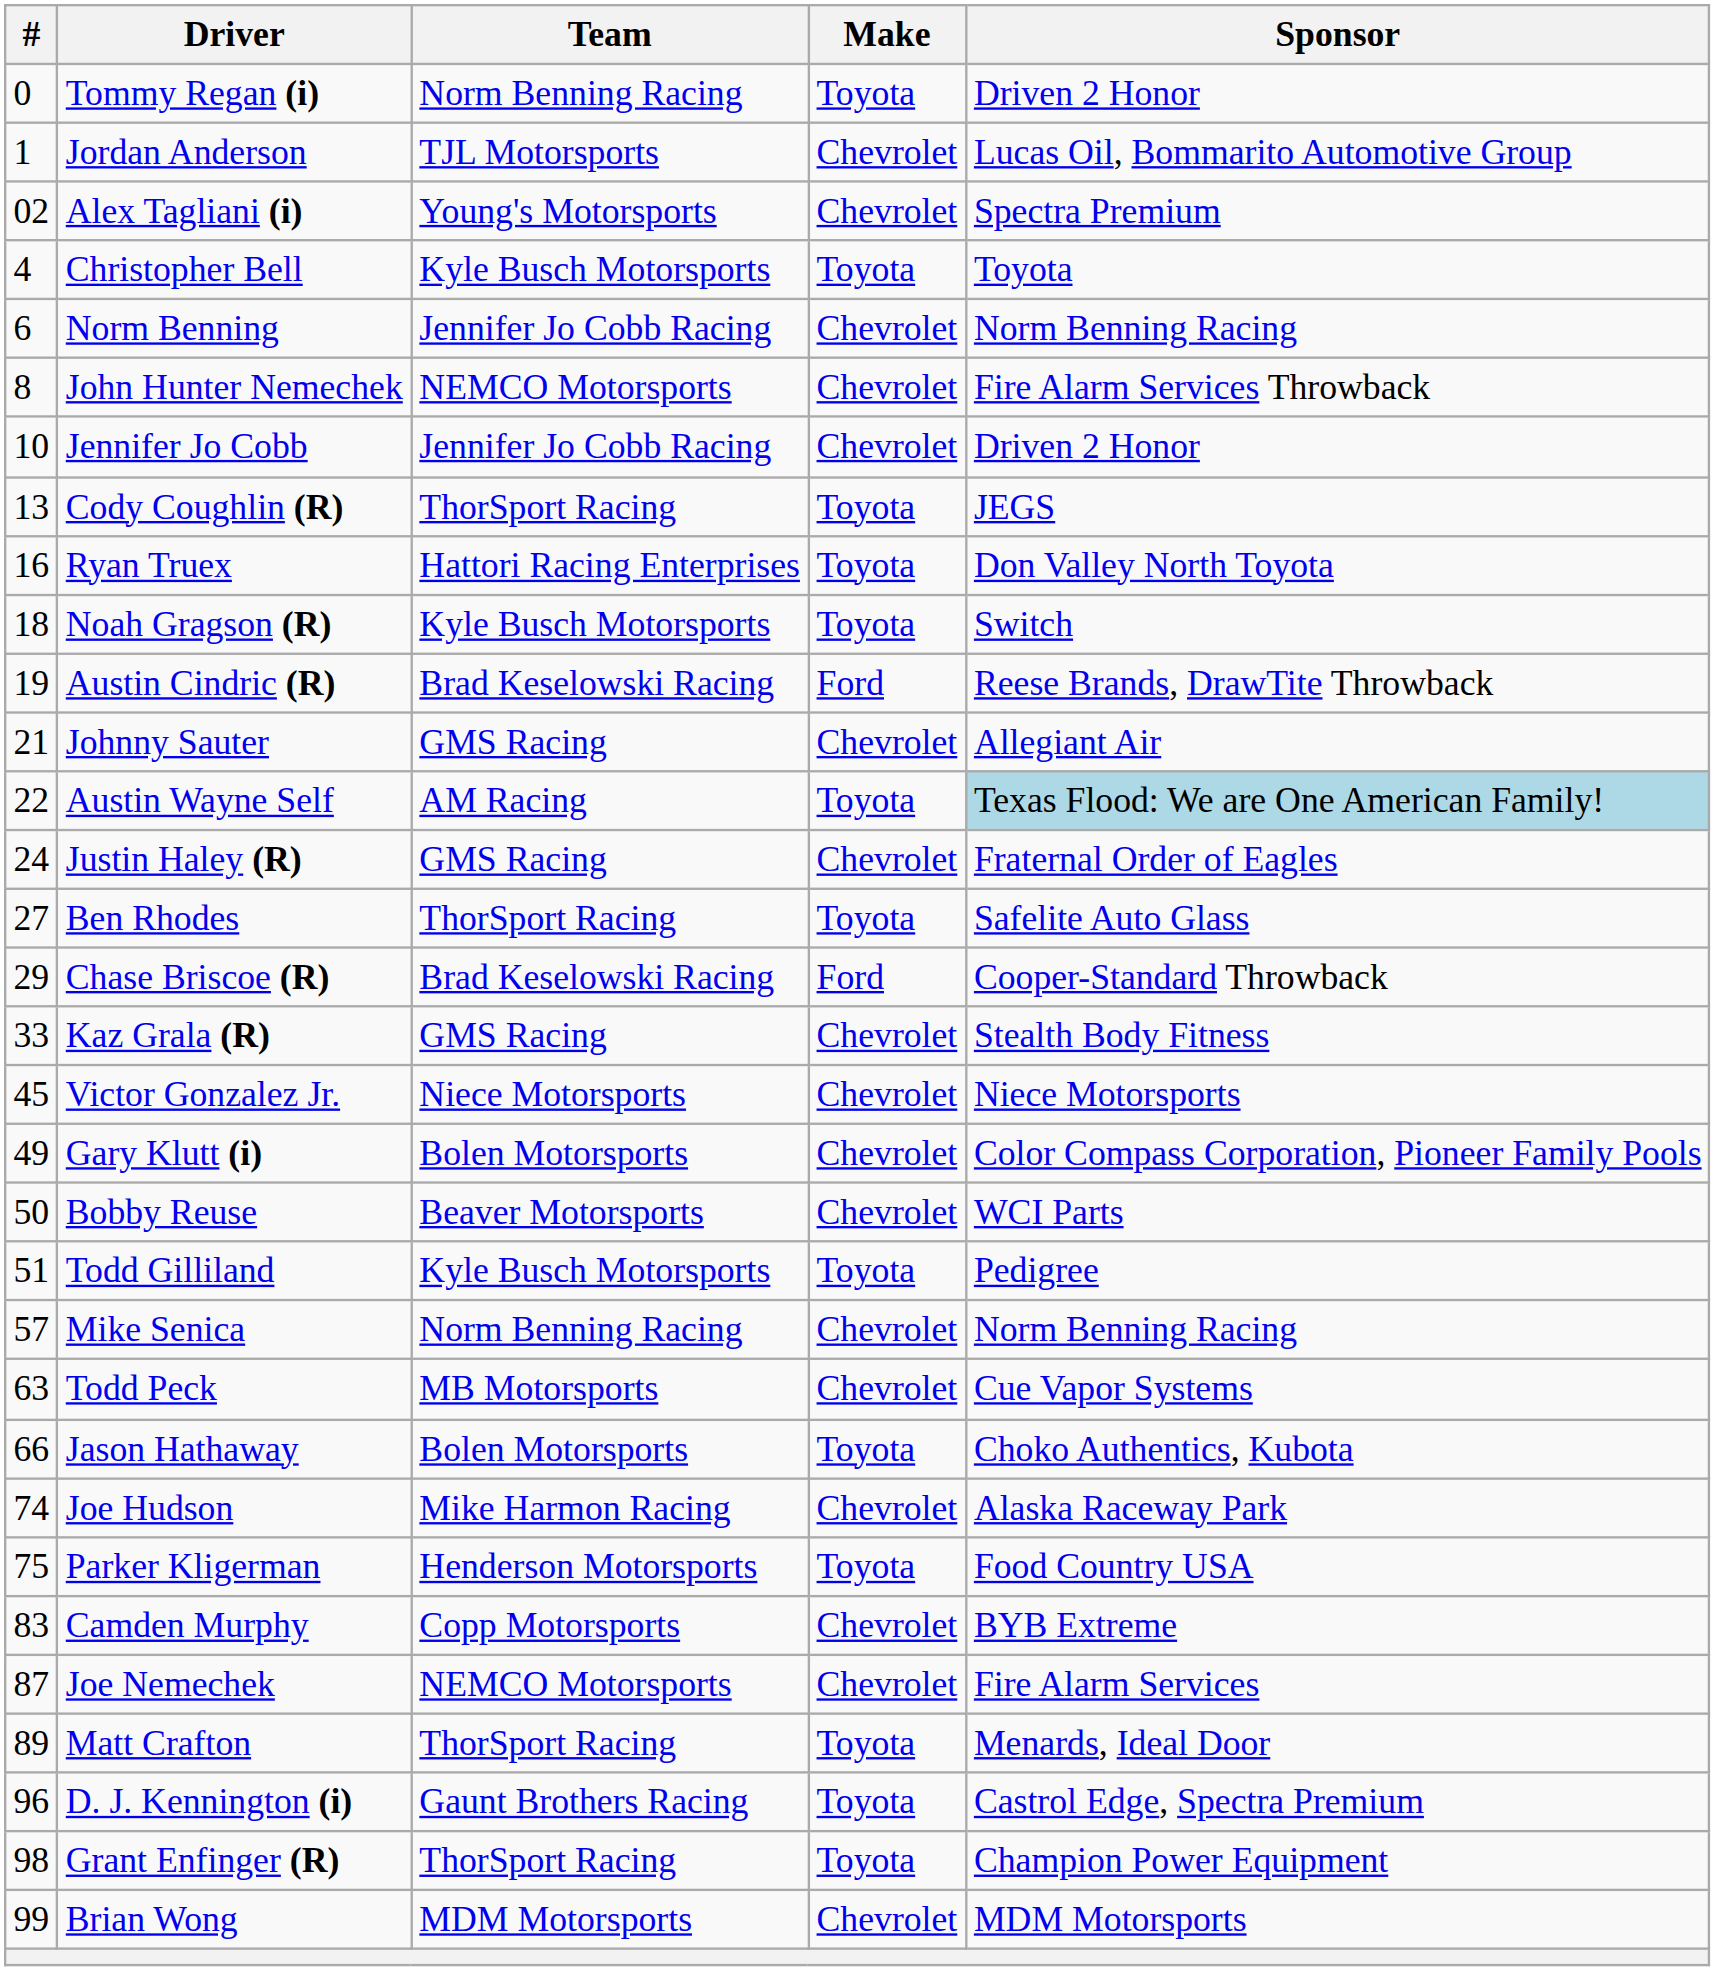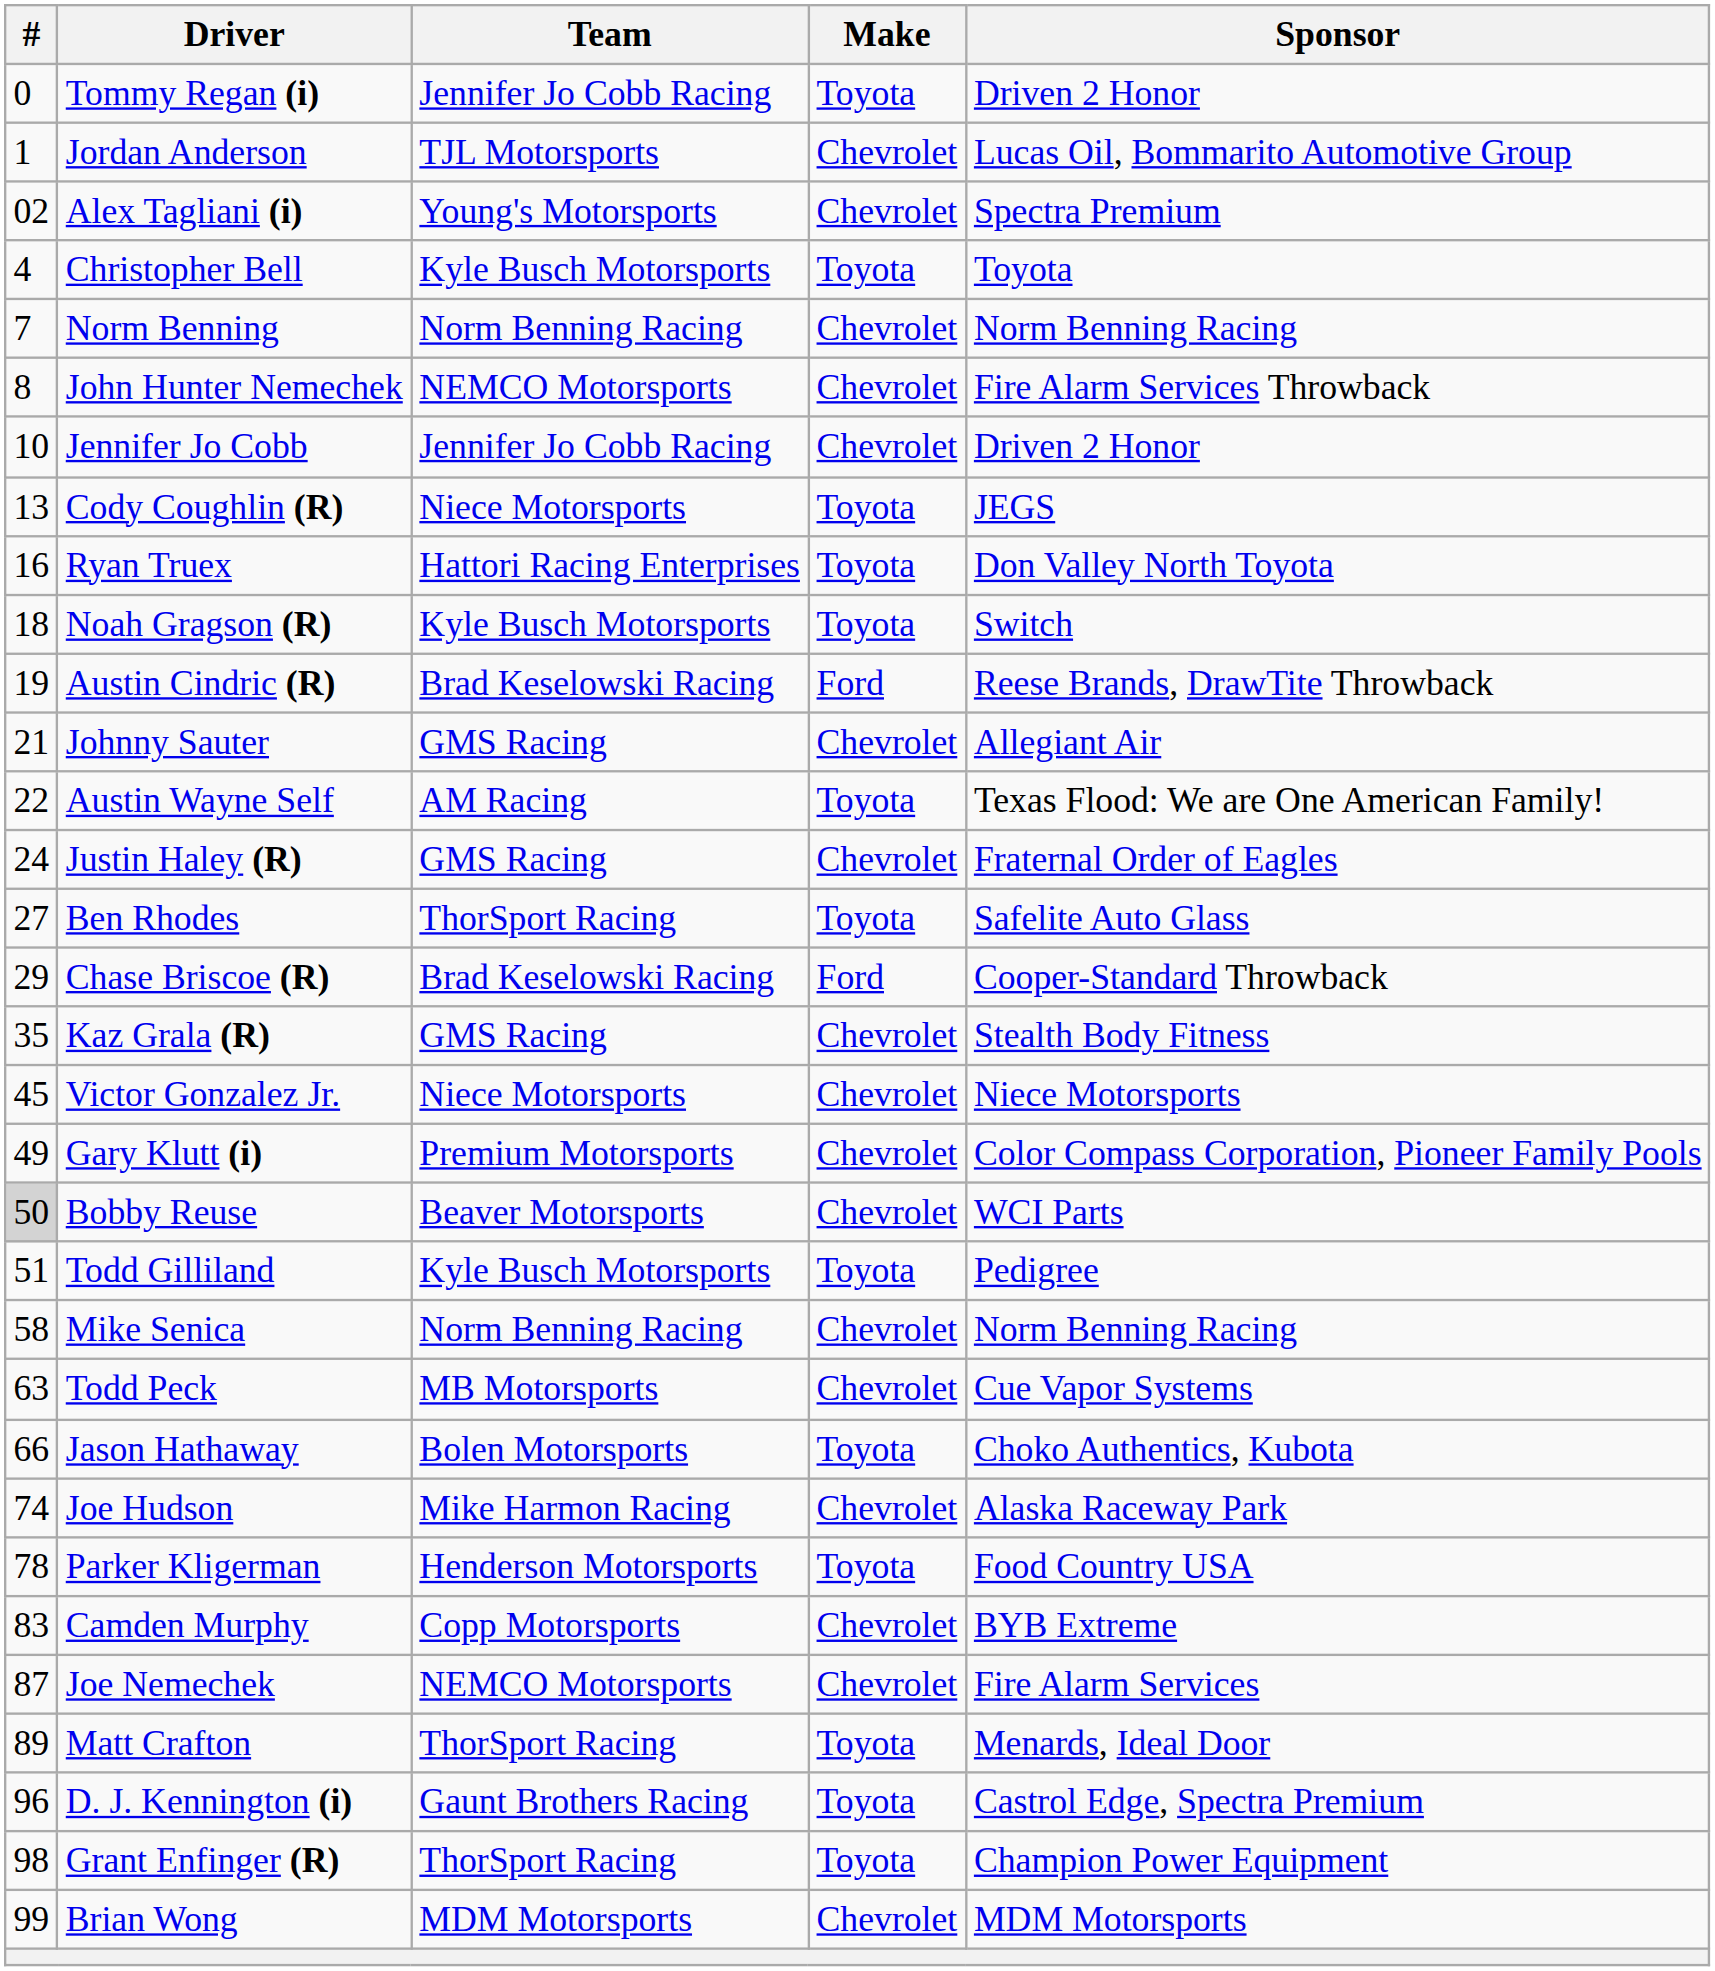(581, 93) Norm Benning Racing -> (595, 93) Jennifer Jo Cobb Racing
(22, 328) 6 -> (22, 328) 7
(595, 328) Jennifer Jo Cobb Racing -> (581, 328) Norm Benning Racing
(548, 505) ThorSport Racing -> (553, 505) Niece Motorsports
(1289, 799) lightblue background -> (1289, 799) no background
(31, 1035) 33 -> (31, 1035) 35
(554, 1153) Bolen Motorsports -> (577, 1153) Premium Motorsports
(31, 1212) no background -> (31, 1212) lightgrey background
(31, 1329) 57 -> (31, 1329) 58
(31, 1565) 75 -> (31, 1565) 78
